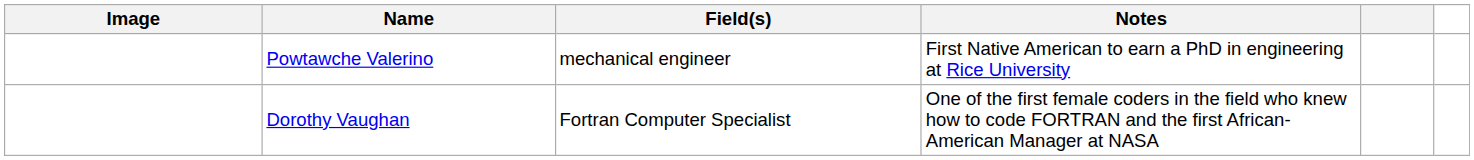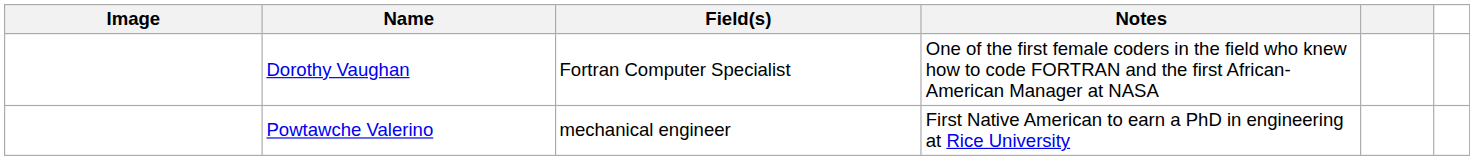rows swapped: (350, 59) <-> (338, 119)
